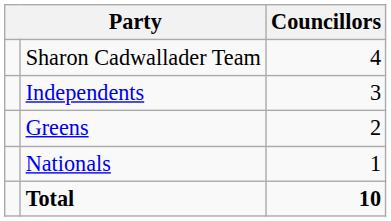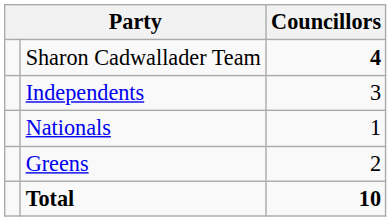(375, 57) normal -> (375, 57) bold
rows swapped: (57, 127) <-> (68, 163)
